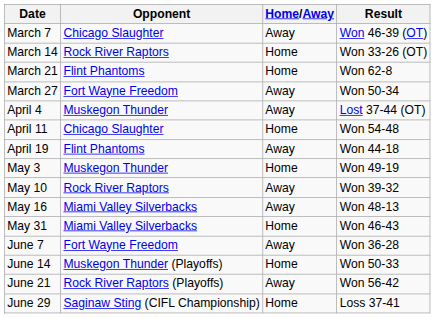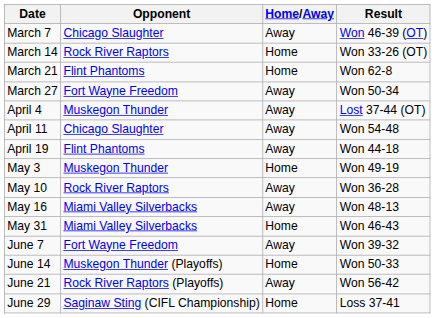(282, 129) Home -> (280, 129) Away
(369, 187) Won 39-32 -> (369, 187) Won 36-28
(369, 245) Won 36-28 -> (369, 245) Won 39-32
